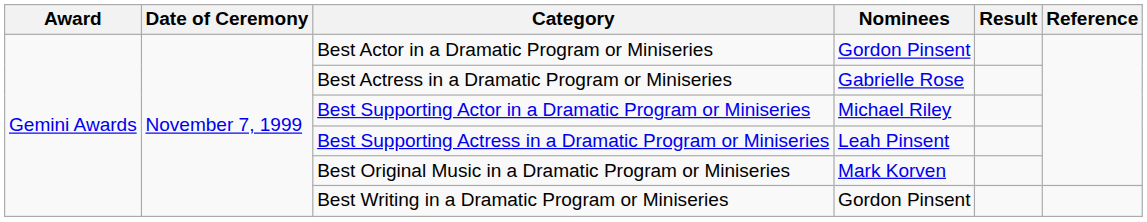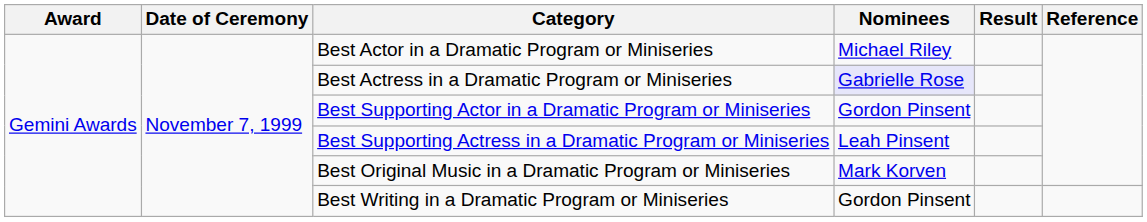(904, 49) Gordon Pinsent -> (895, 49) Michael Riley
(901, 79) no background -> (901, 79) lavender background
(895, 110) Michael Riley -> (904, 110) Gordon Pinsent
